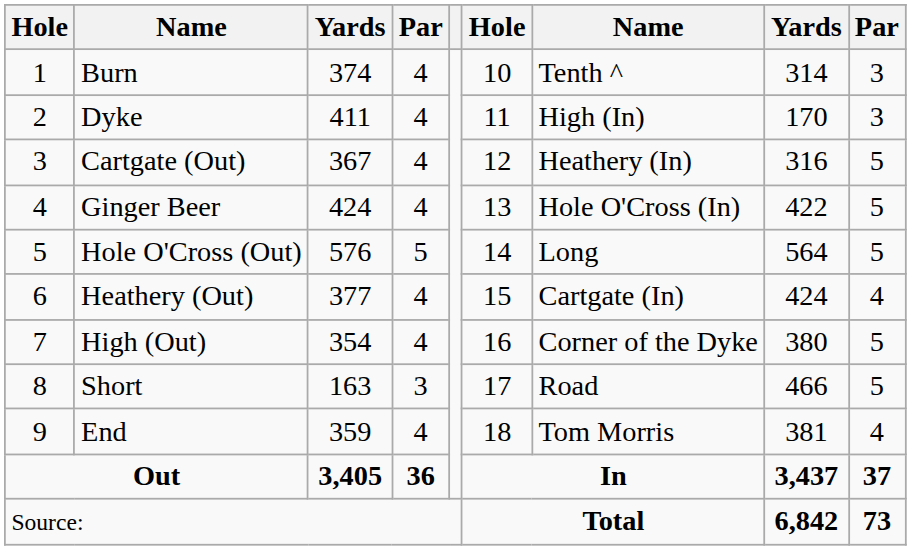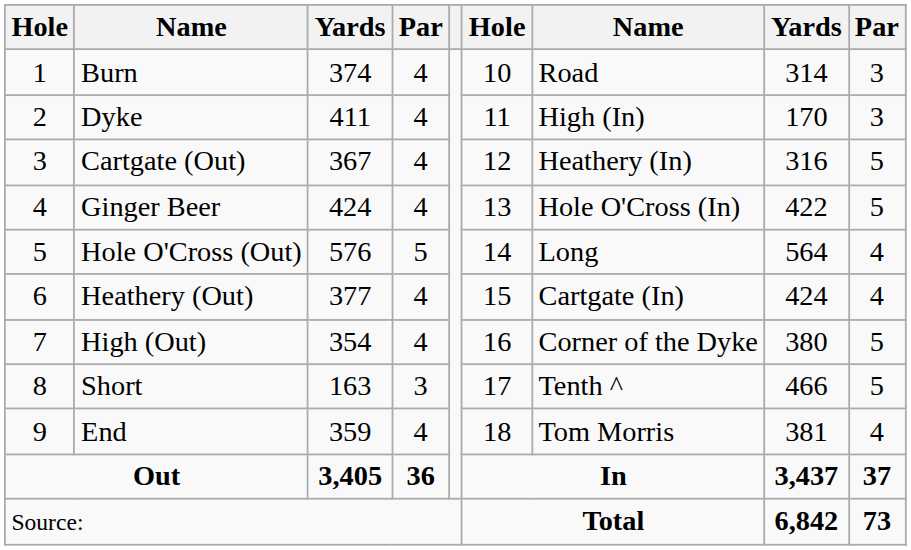(581, 71) Tenth ^ -> (568, 71) Road
(877, 251) 5 -> (877, 251) 4
(568, 386) Road -> (581, 386) Tenth ^
